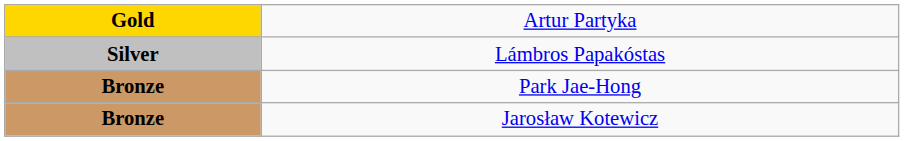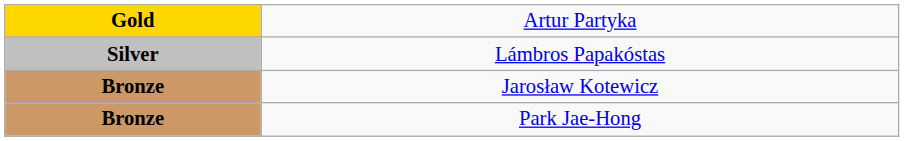rows swapped: (580, 86) <-> (580, 119)
